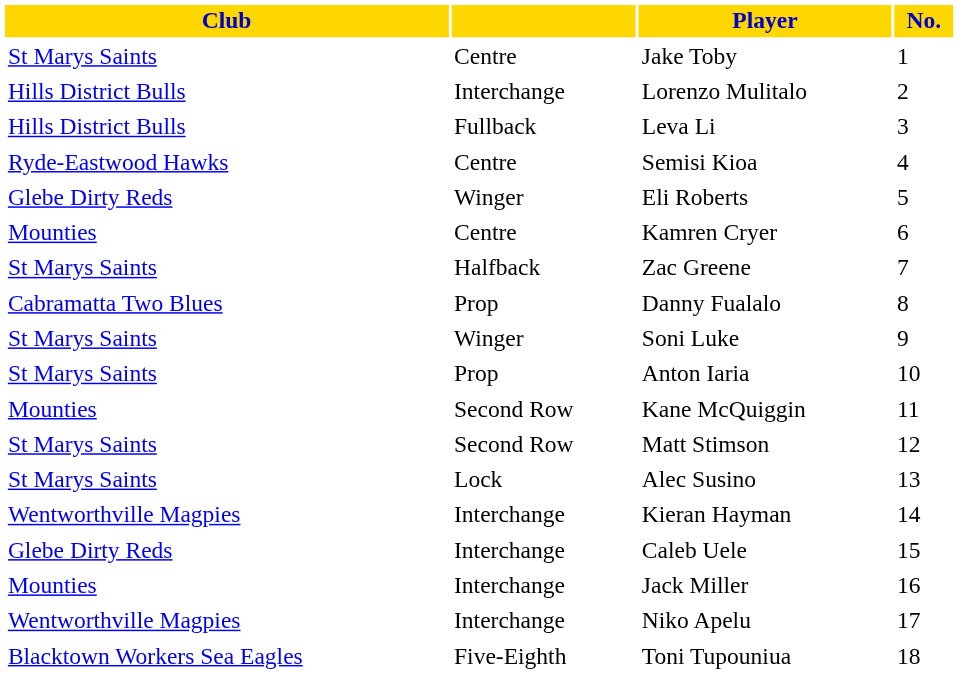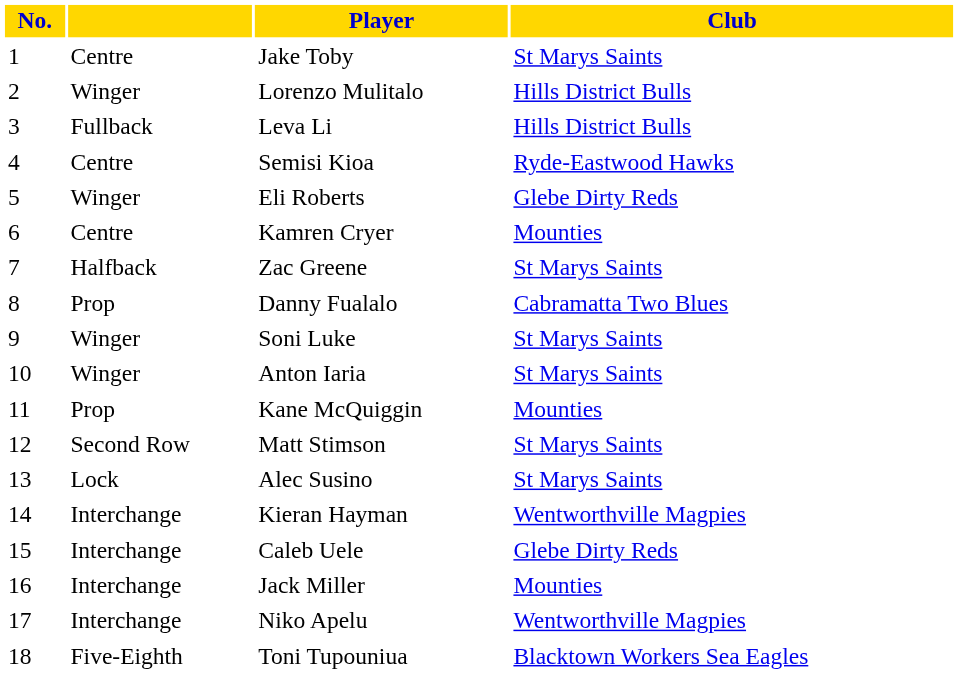columns swapped: (924, 20) <-> (227, 20)
(510, 91) Interchange -> (105, 91) Winger
(476, 373) Prop -> (105, 373) Winger
(514, 408) Second Row -> (93, 408) Prop
